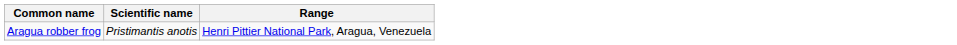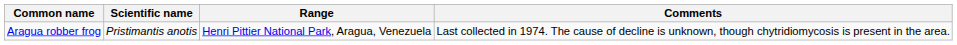+ column: (693, 13)
